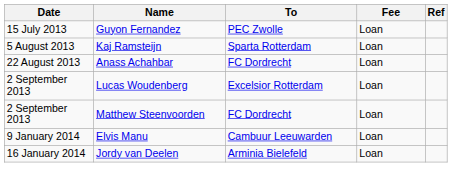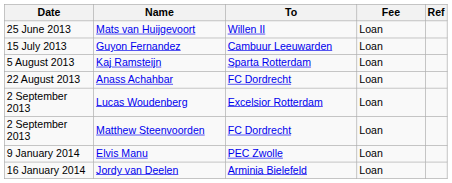+ row: (146, 29)
(255, 29) PEC Zwolle -> (280, 46) Cambuur Leeuwarden
(280, 137) Cambuur Leeuwarden -> (255, 153) PEC Zwolle
